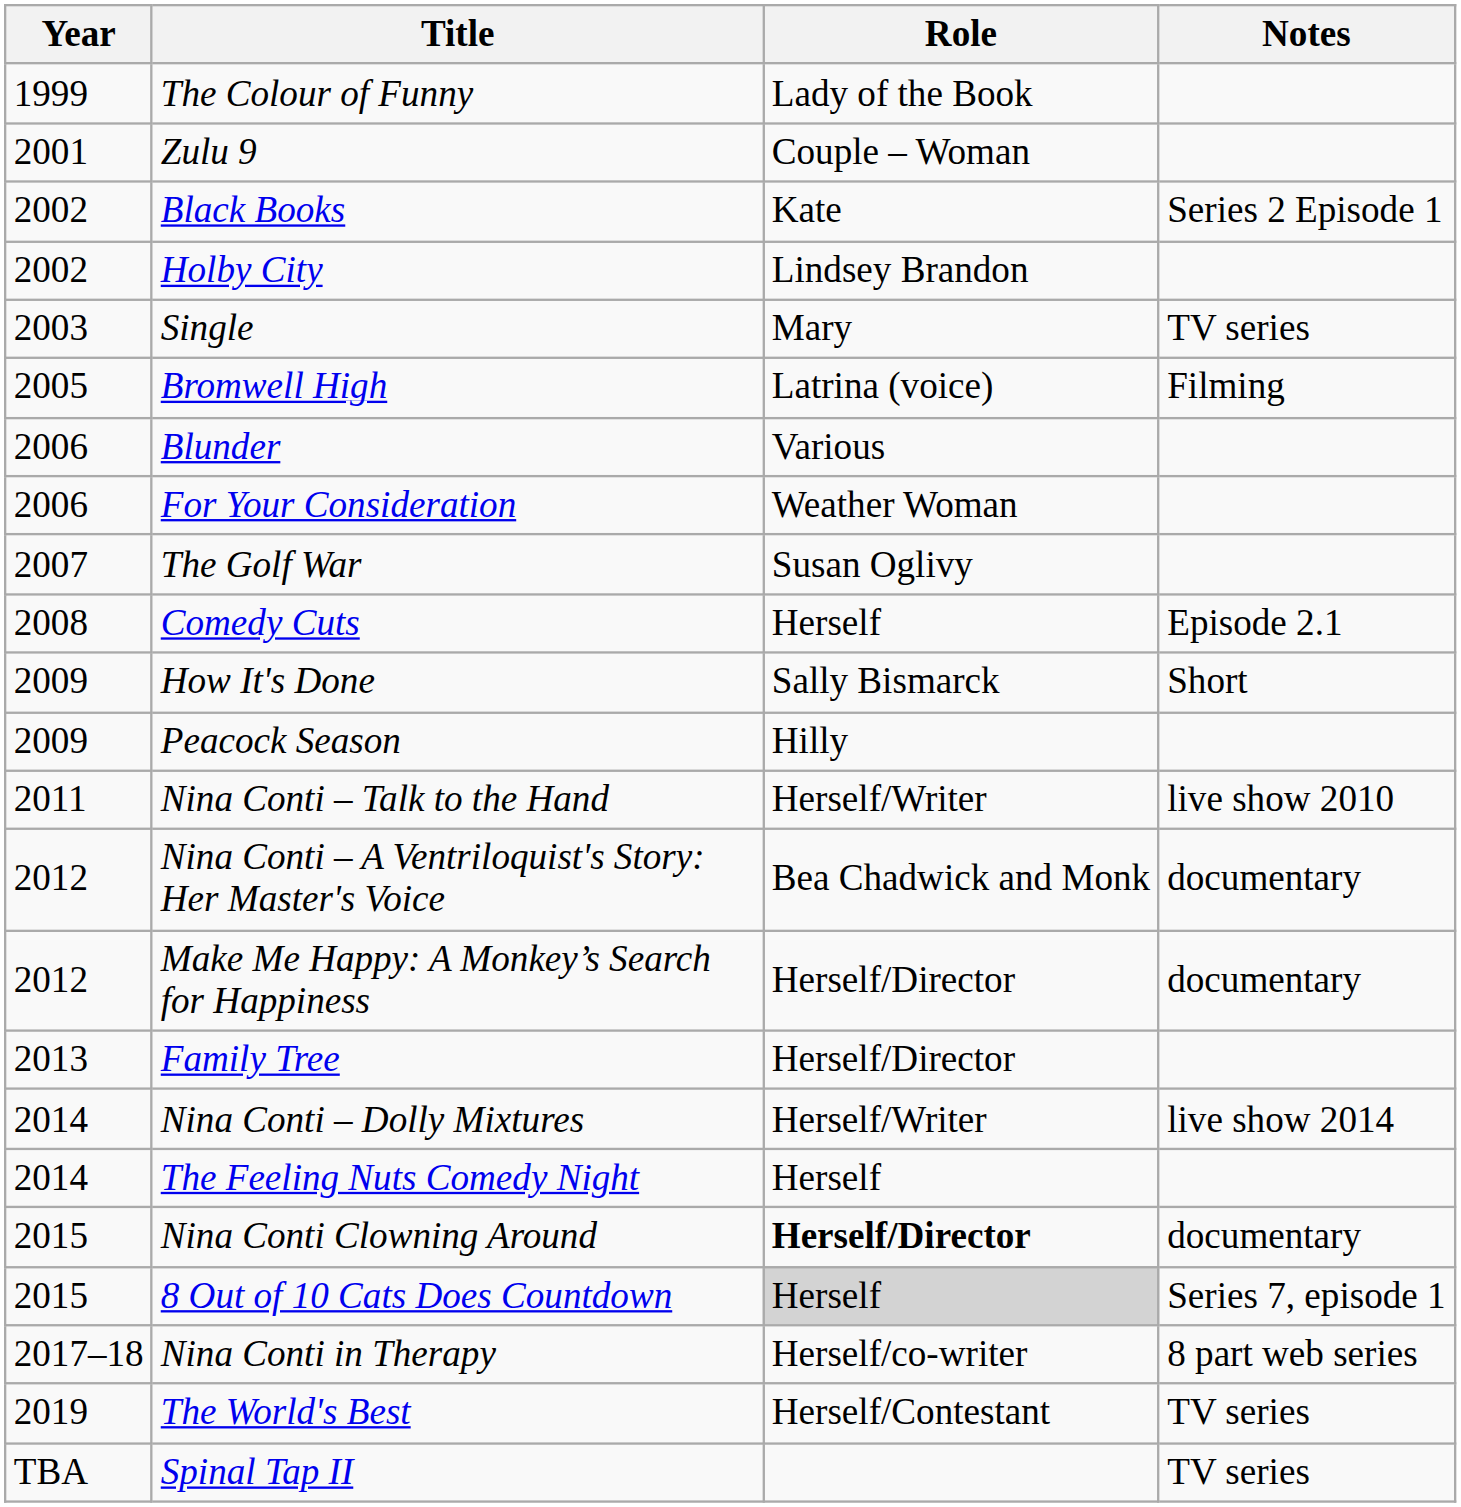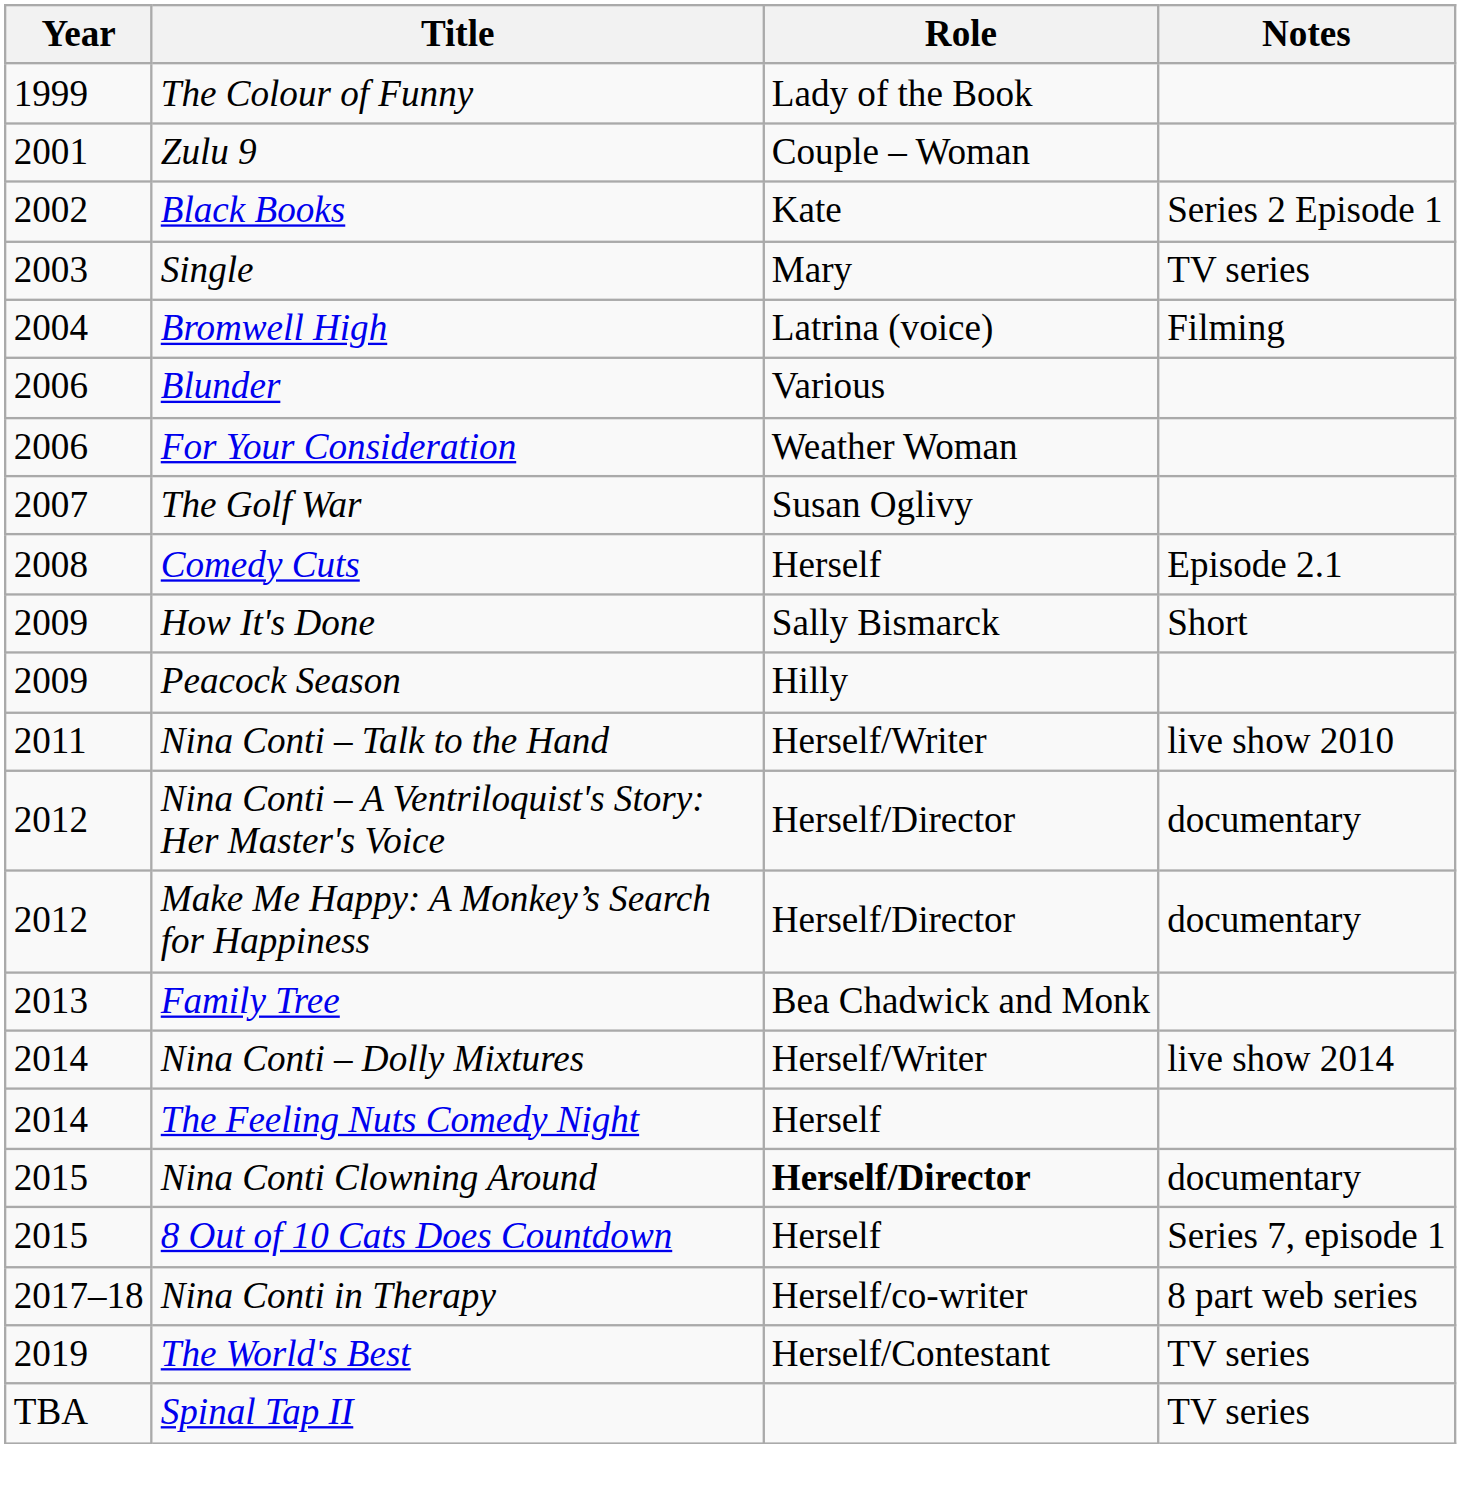- row: (242, 269)
(51, 387) 2005 -> (51, 328) 2004
(961, 878) Bea Chadwick and Monk -> (893, 820) Herself/Director
(893, 1059) Herself/Director -> (961, 1000) Bea Chadwick and Monk
(826, 1294) lightgrey background -> (826, 1235) no background
